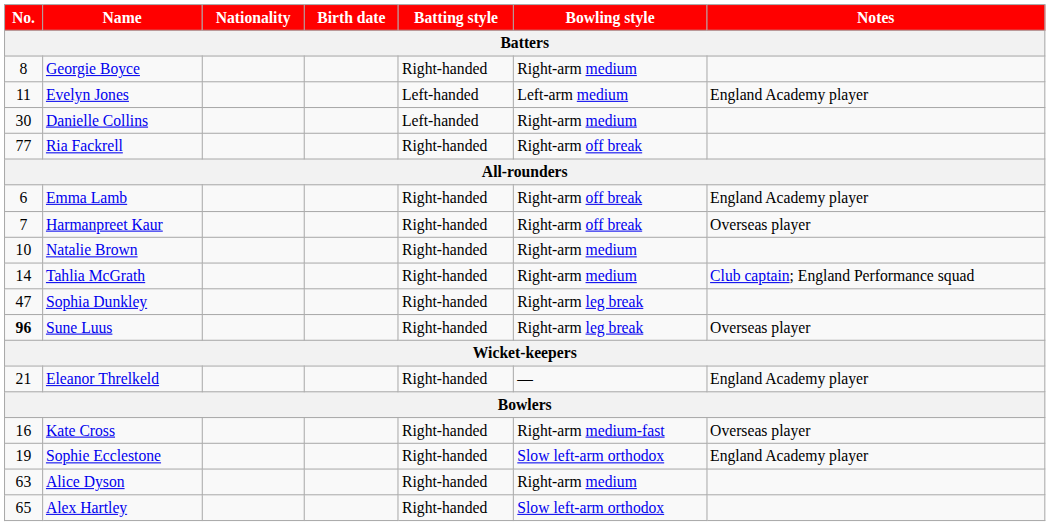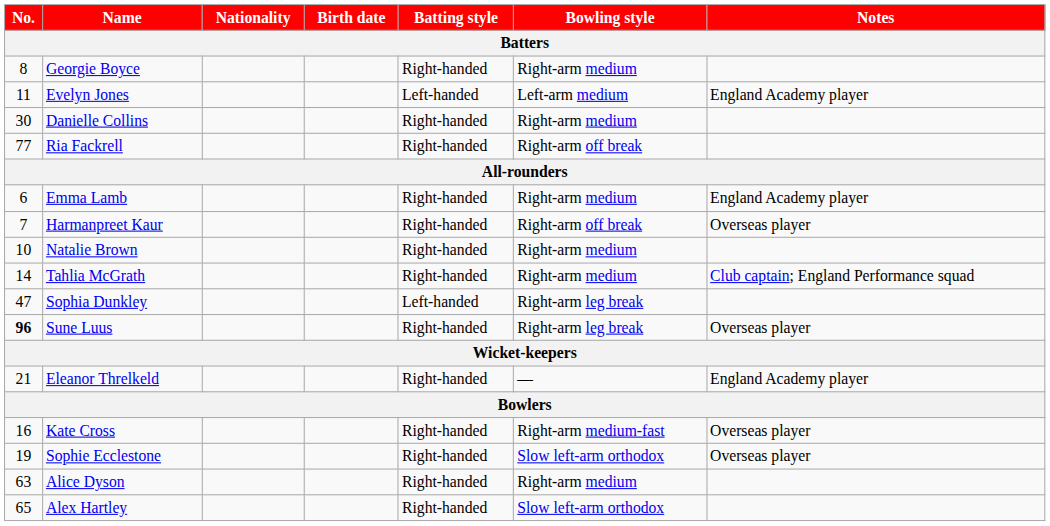(440, 120) Left-handed -> (445, 120) Right-handed
(580, 198) Right-arm off break -> (577, 198) Right-arm medium
(445, 301) Right-handed -> (440, 301) Left-handed
(789, 456) England Academy player -> (760, 456) Overseas player
